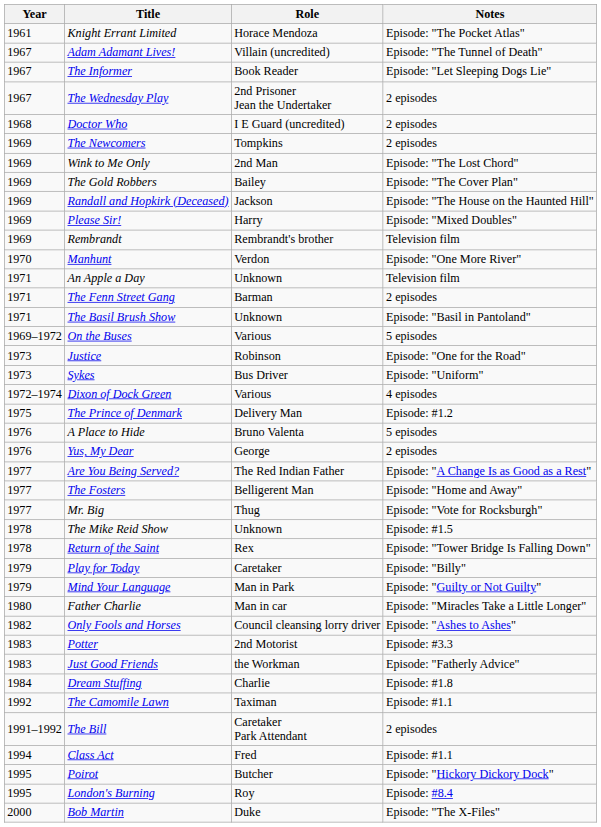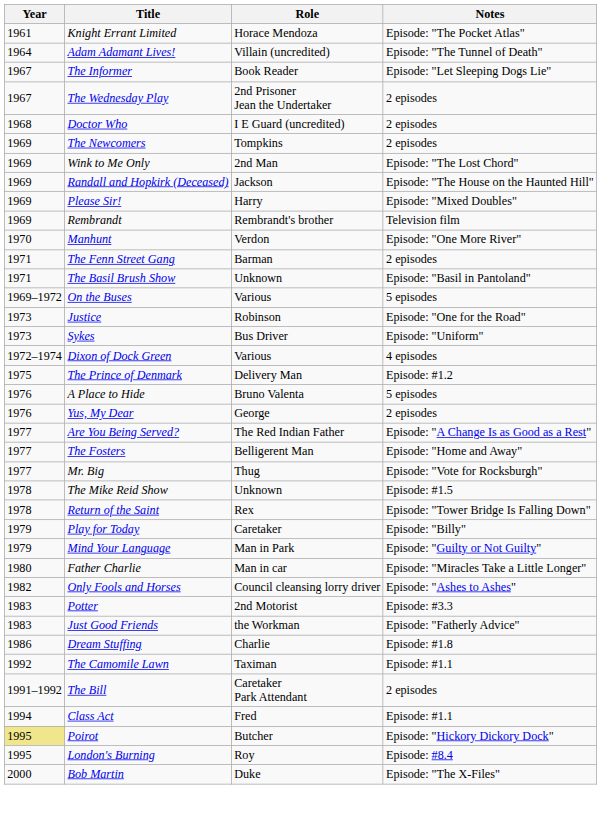(19, 52) 1967 -> (19, 52) 1964
- row: (112, 182)
- row: (106, 278)
(19, 683) 1984 -> (19, 644) 1986
(19, 774) no background -> (19, 735) khaki background
